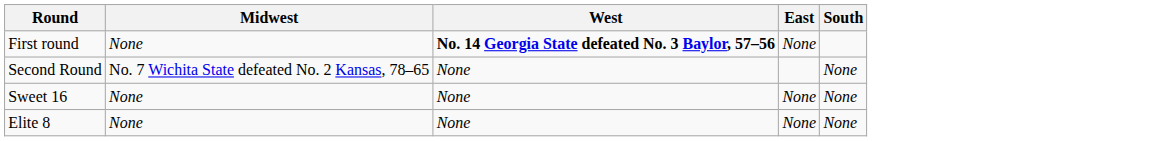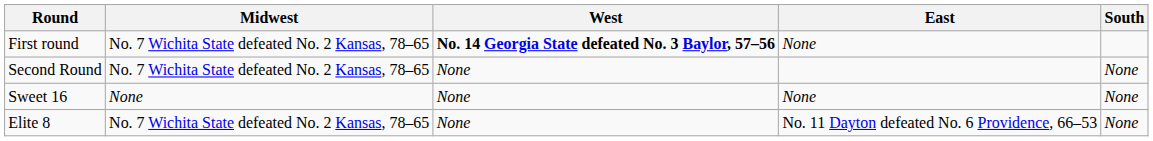(126, 44) None -> (269, 44) No. 7 Wichita State defeated No. 2 Kansas, 78–65
(126, 123) None -> (269, 123) No. 7 Wichita State defeated No. 2 Kansas, 78–65
(799, 123) None -> (940, 123) No. 11 Dayton defeated No. 6 Providence, 66–53
